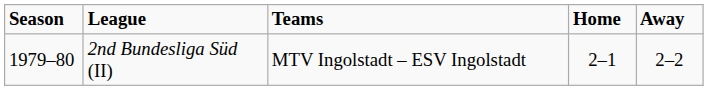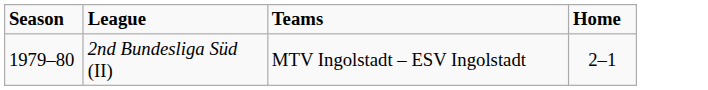- column: (662, 19)
